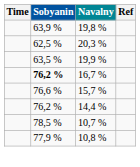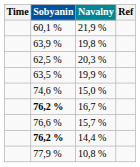+ row: (92, 28)
+ row: (92, 91)
(47, 106) normal -> (48, 138) bold
- row: (92, 122)
